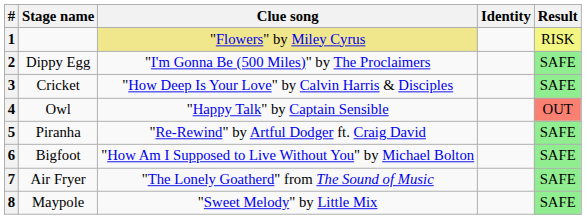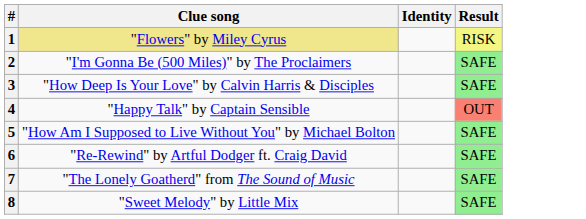- column: (58, 16)
(288, 132) "Re-Rewind" by Artful Dodger ft. Craig David -> (209, 132) "How Am I Supposed to Live Without You" by Michael Bolton
(288, 156) "How Am I Supposed to Live Without You" by Michael Bolton -> (209, 156) "Re-Rewind" by Artful Dodger ft. Craig David
